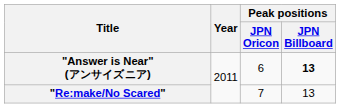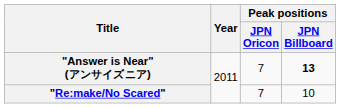(261, 68) 6 -> (261, 68) 7
(308, 93) 13 -> (308, 93) 10
